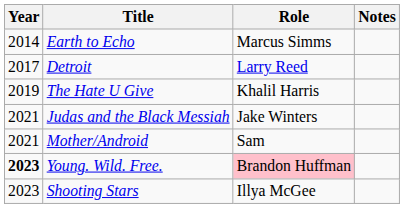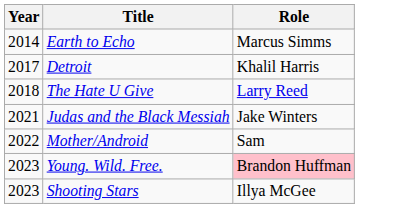- column: (377, 16)
(272, 66) Larry Reed -> (278, 66) Khalil Harris
(24, 91) 2019 -> (24, 91) 2018
(278, 91) Khalil Harris -> (272, 91) Larry Reed
(24, 141) 2021 -> (24, 141) 2022
(24, 166) bold -> (24, 166) normal
